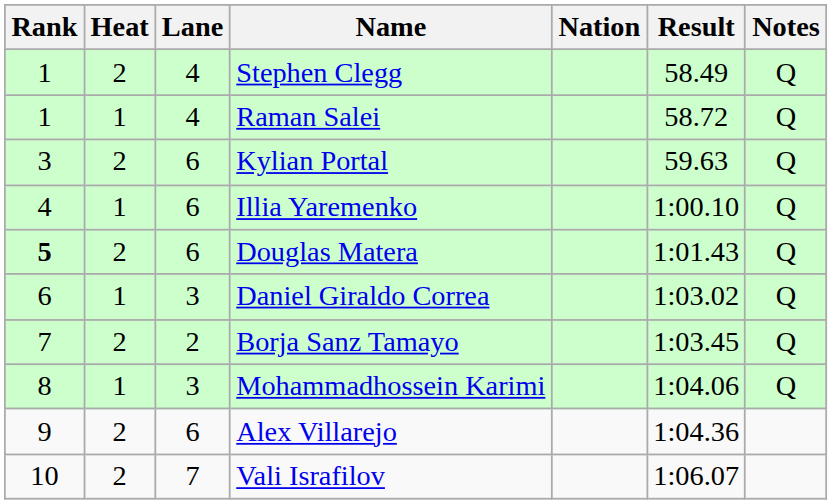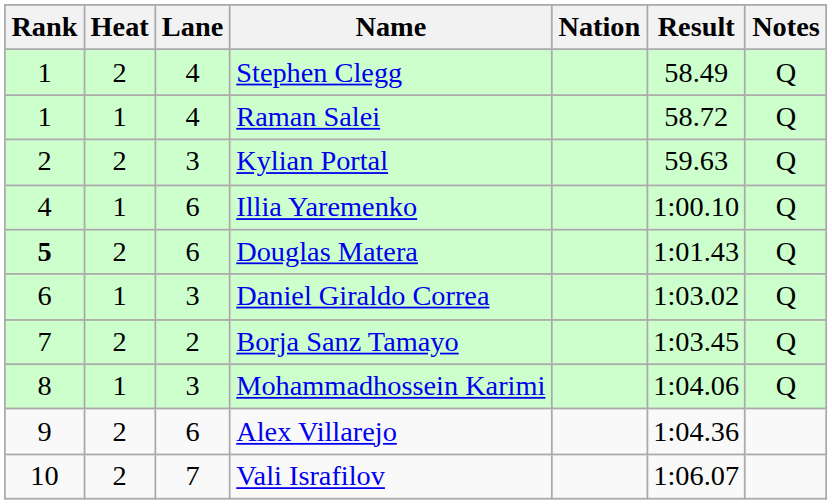(44, 161) 3 -> (44, 161) 2
(193, 161) 6 -> (193, 161) 3
